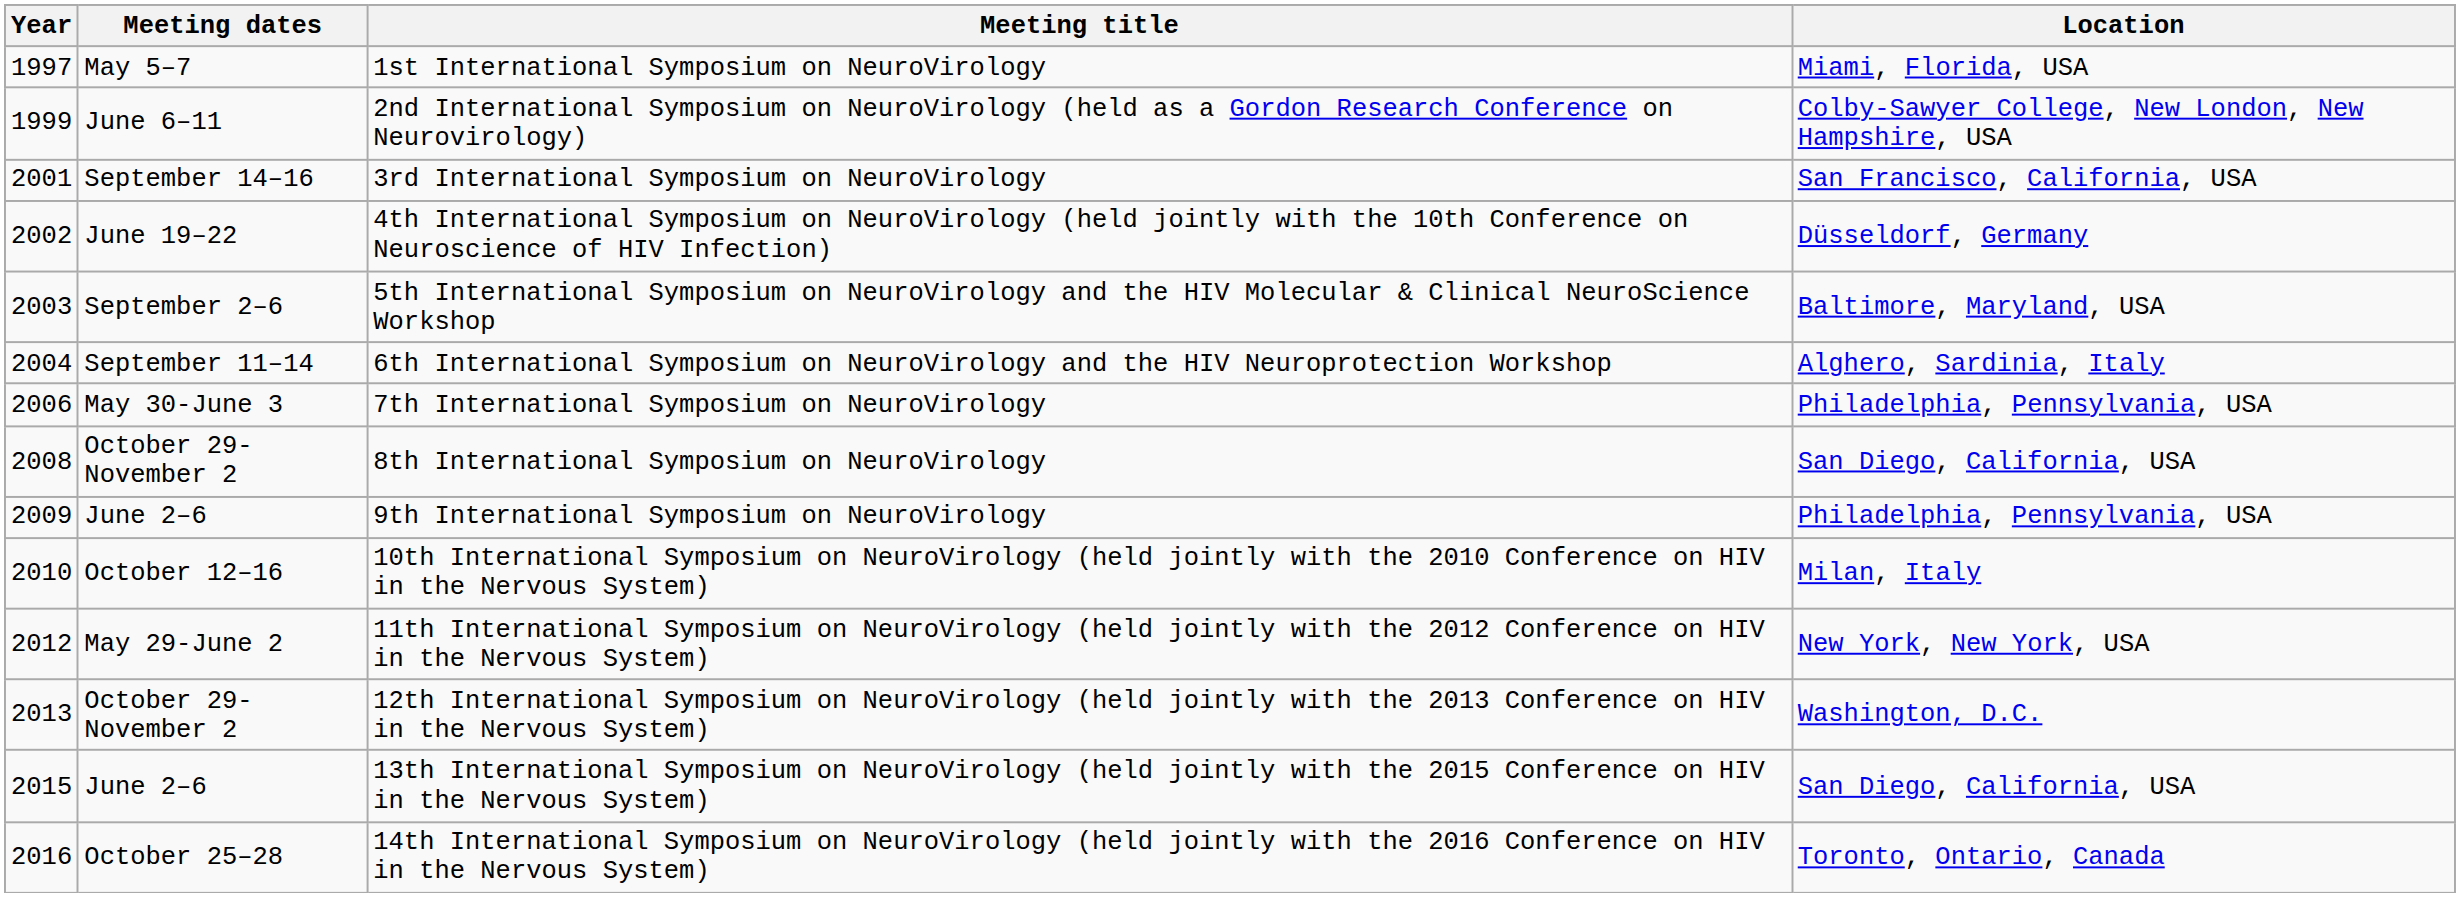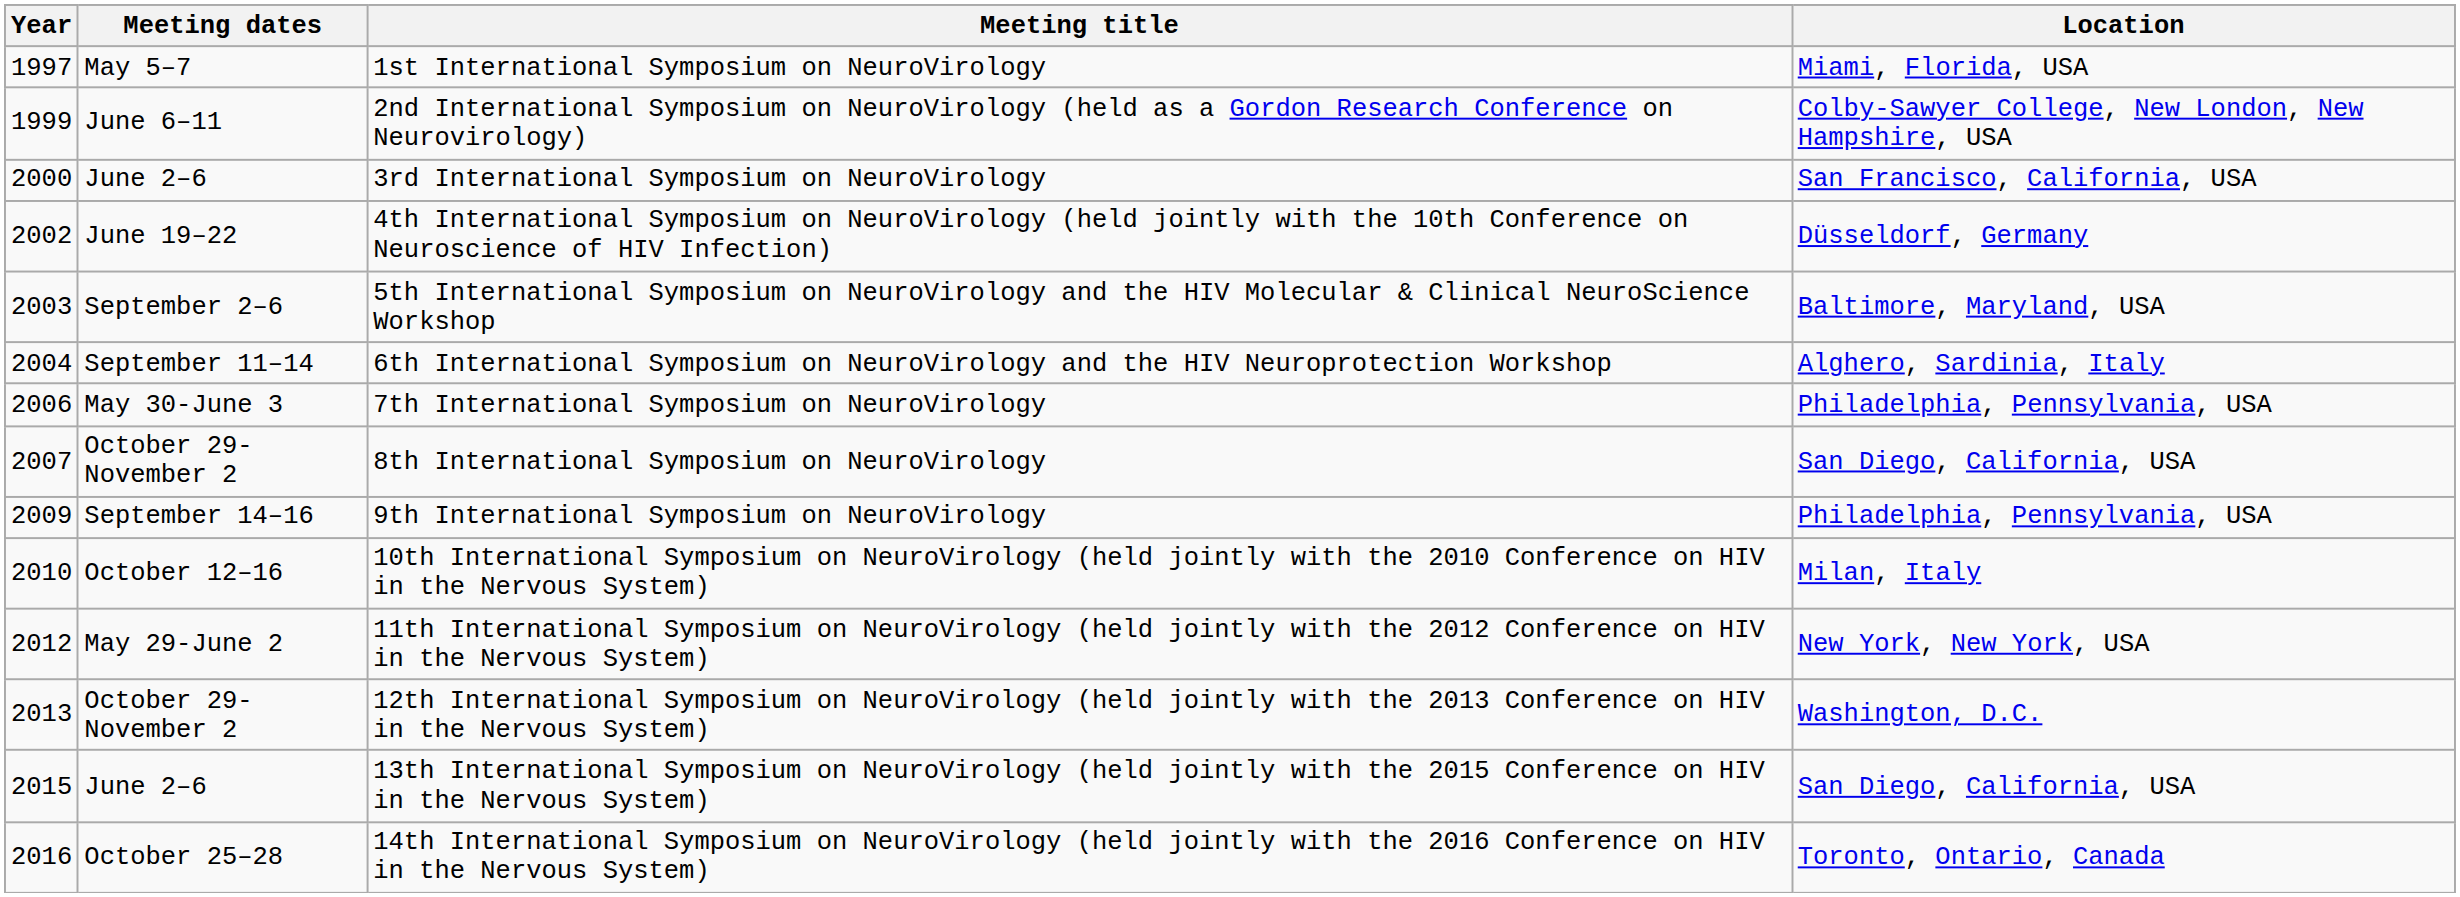(42, 180) 2001 -> (42, 180) 2000
(199, 180) September 14–16 -> (146, 180) June 2–6
(42, 461) 2008 -> (42, 461) 2007
(146, 517) June 2–6 -> (199, 517) September 14–16
